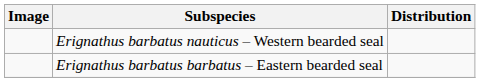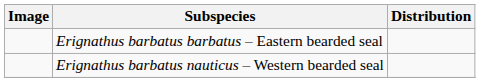rows swapped: (219, 65) <-> (220, 41)
